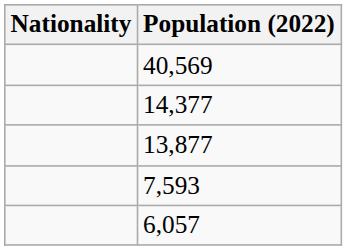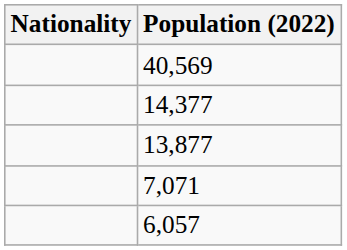- row: (172, 184)
+ row: (172, 184)
